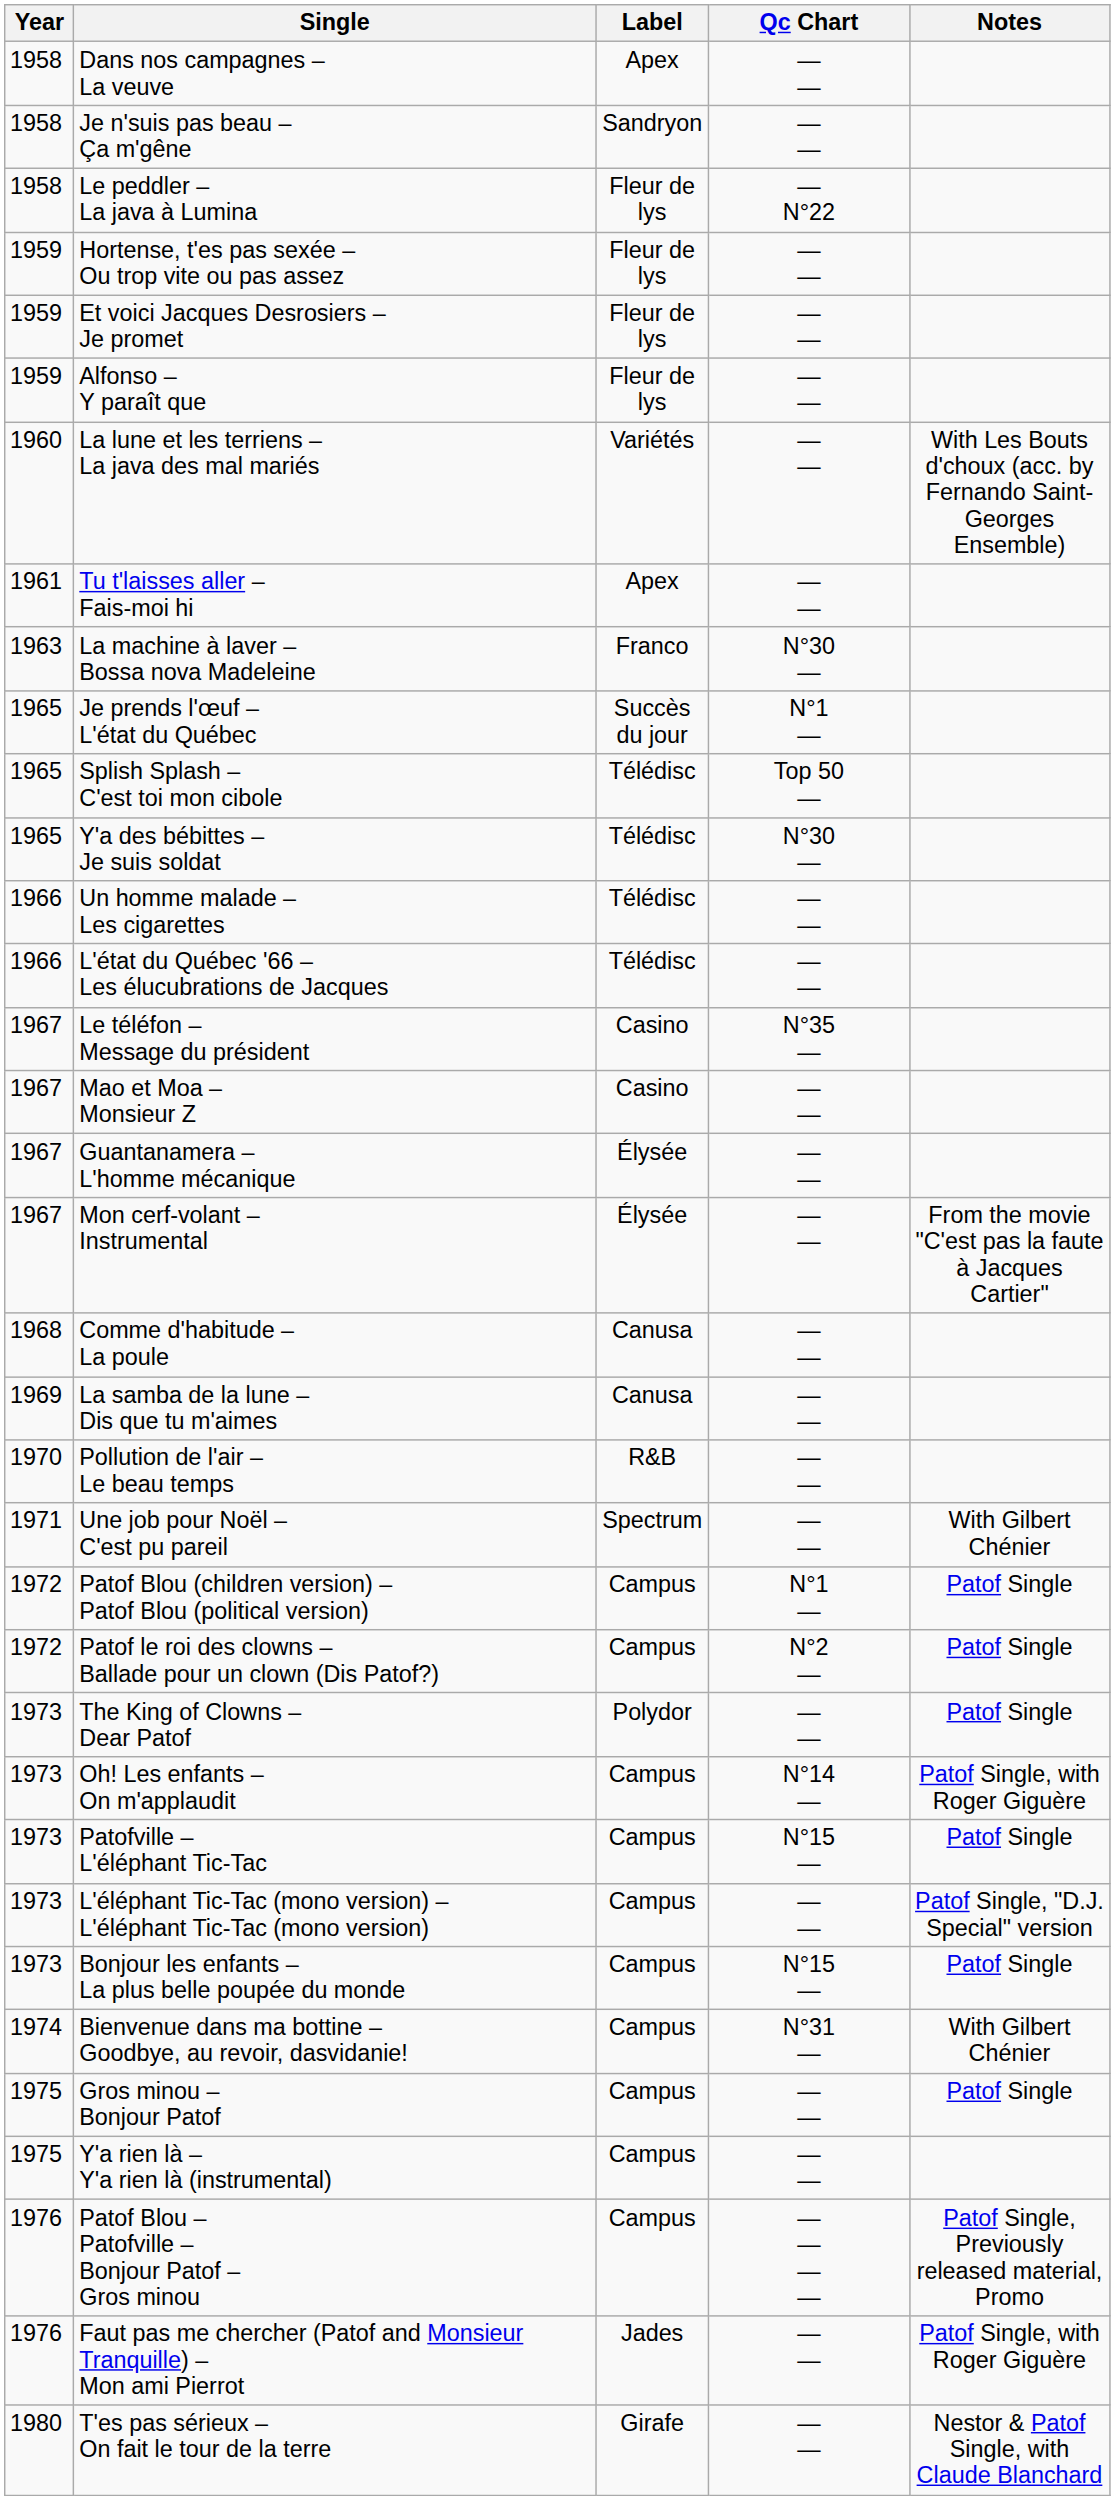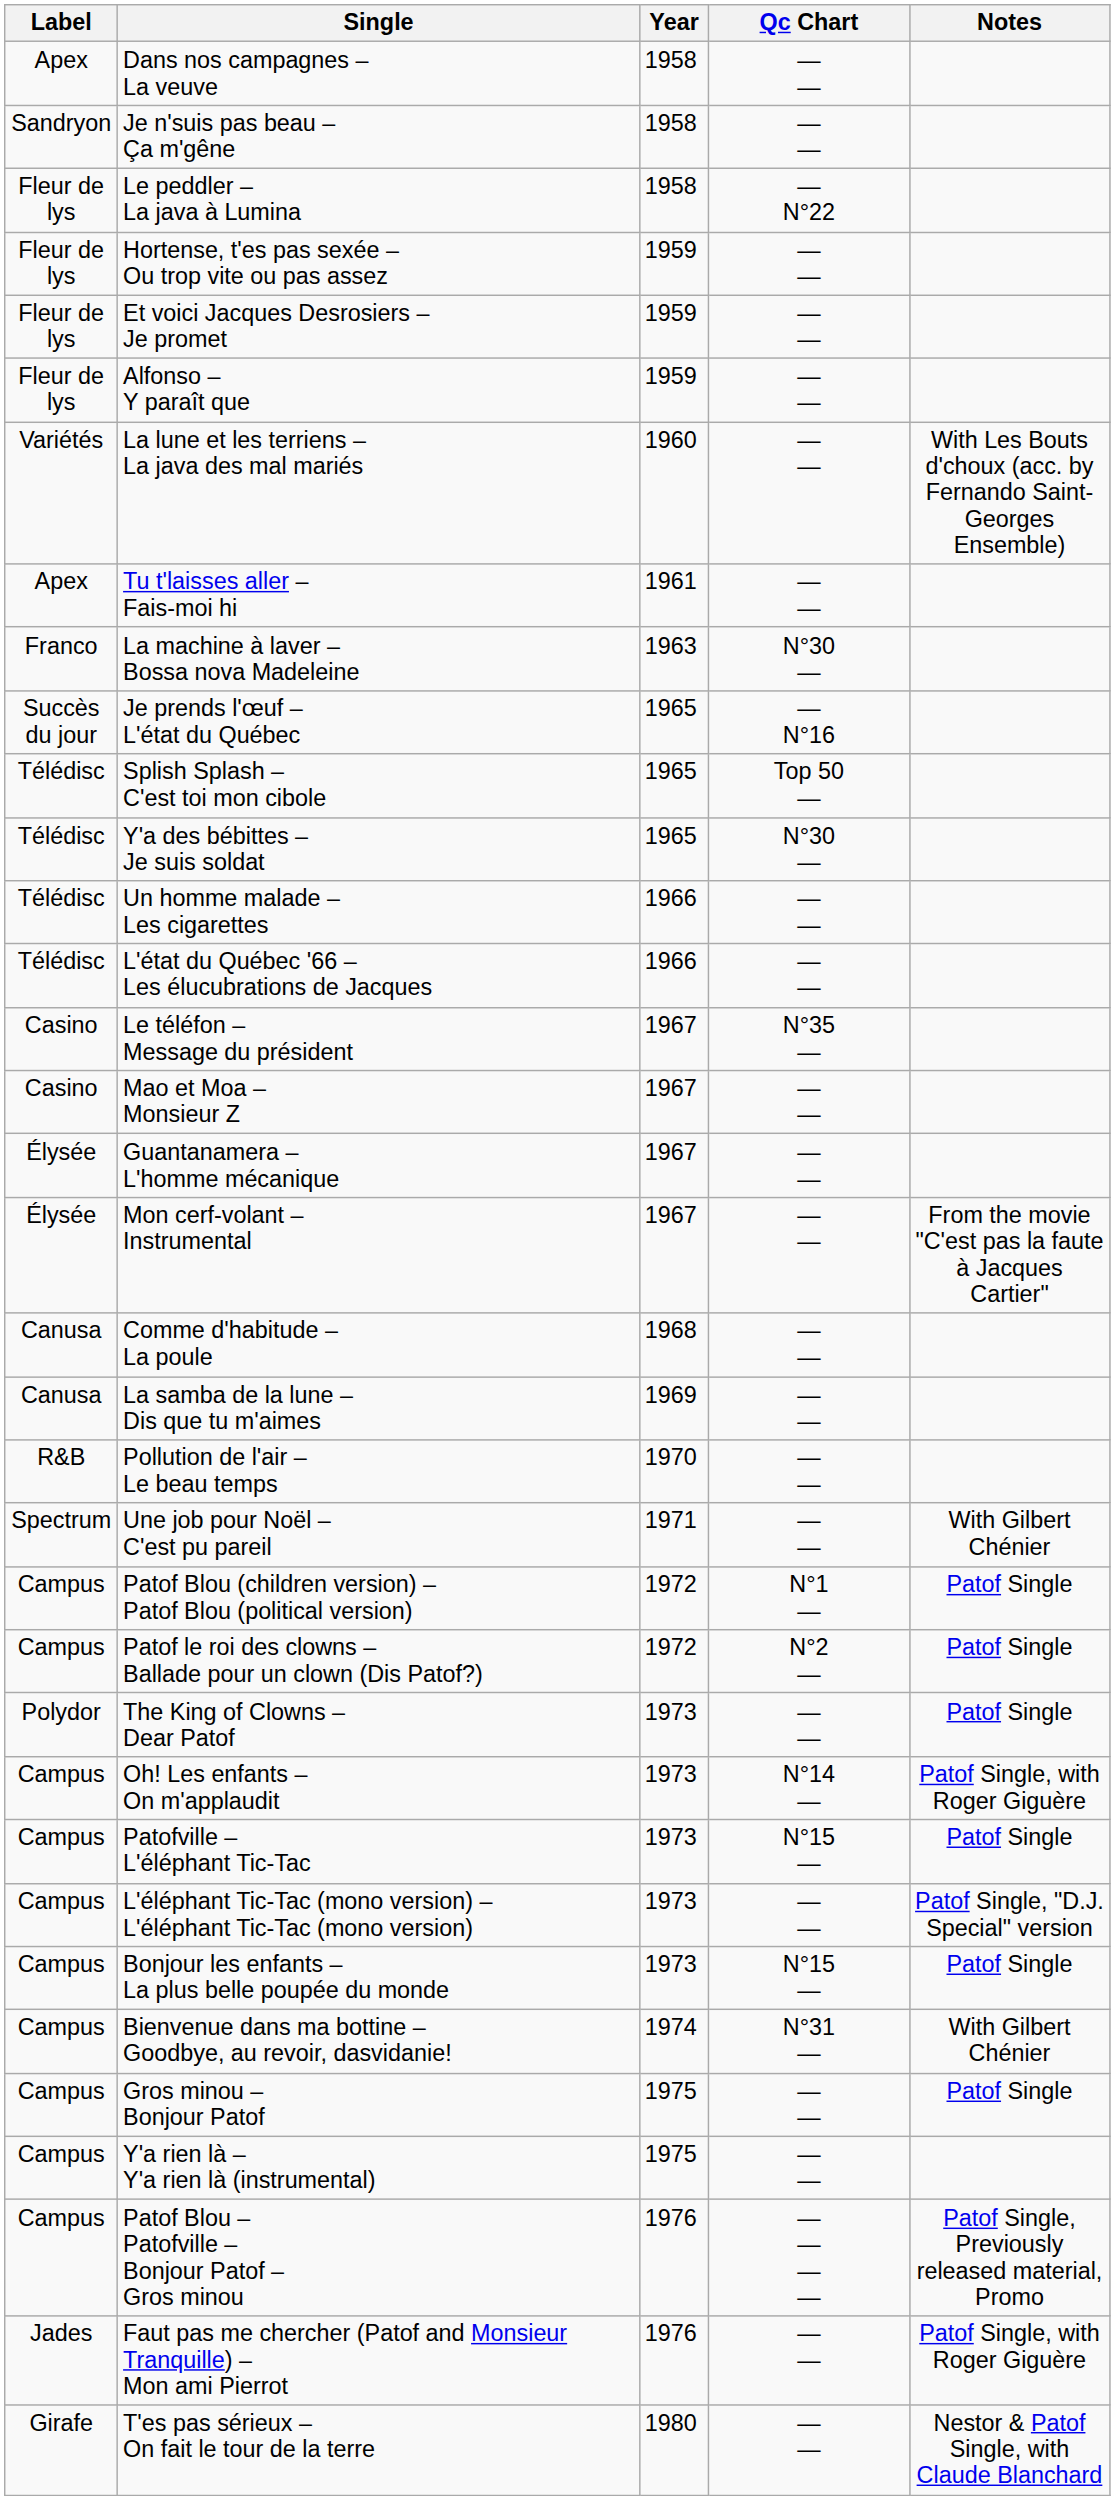columns swapped: (39, 23) <-> (652, 23)
(809, 721) N°1 — -> (809, 721) — N°16
